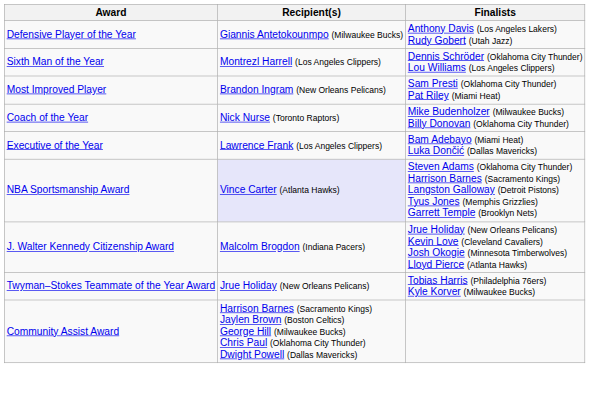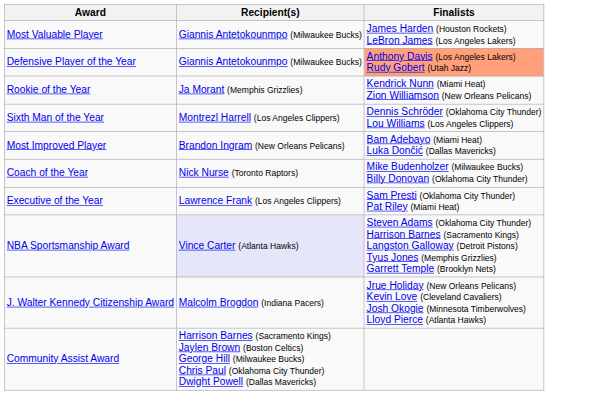+ row: (55, 34)
(482, 34) no background -> (441, 62) lightsalmon background
+ row: (49, 90)
(482, 90) Sam Presti (Oklahoma City Thunder) Pat Riley (Miami Heat) -> (431, 145) Bam Adebayo (Miami Heat) Luka Dončić (Dallas Mavericks)
(472, 145) Bam Adebayo (Miami Heat) Luka Dončić (Dallas Mavericks) -> (441, 201) Sam Presti (Oklahoma City Thunder) Pat Riley (Miami Heat)
- row: (111, 286)
